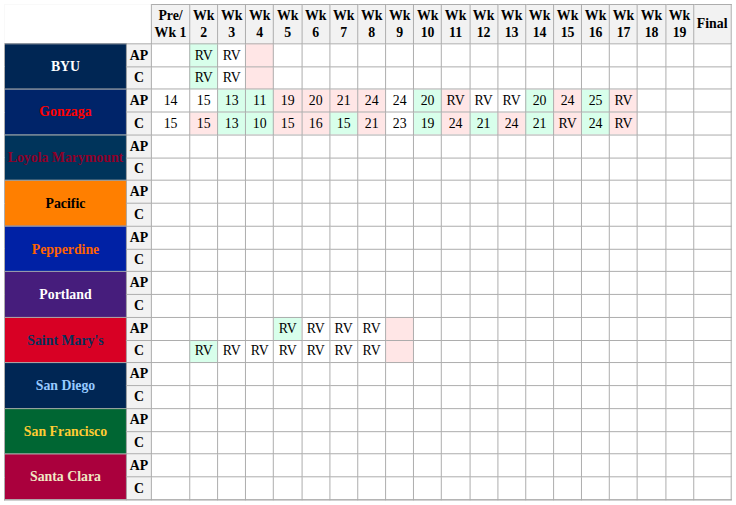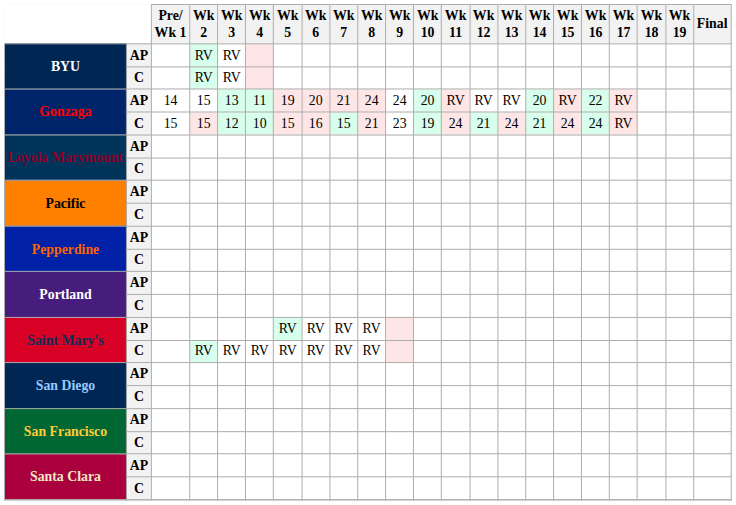(568, 101) 24 -> (568, 101) RV
(596, 101) 25 -> (596, 101) 22
(232, 123) 13 -> (232, 123) 12
(568, 123) RV -> (568, 123) 24
